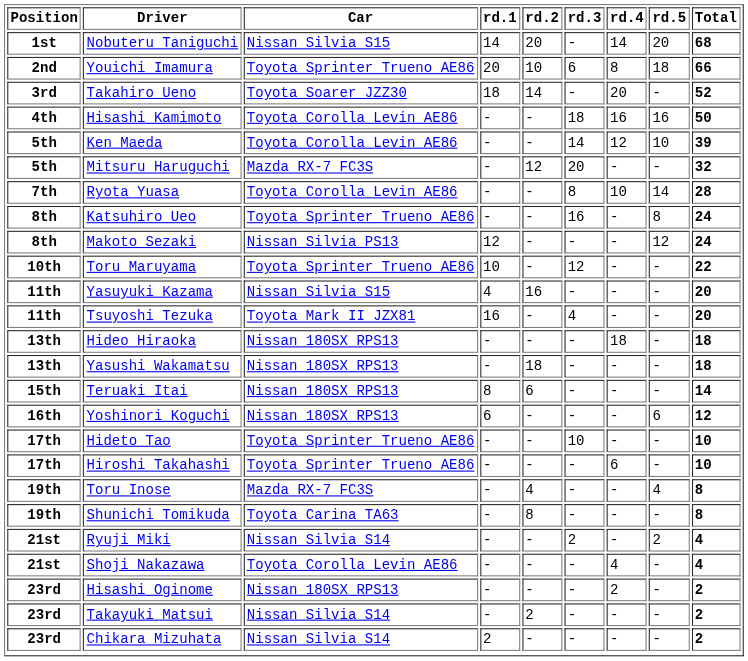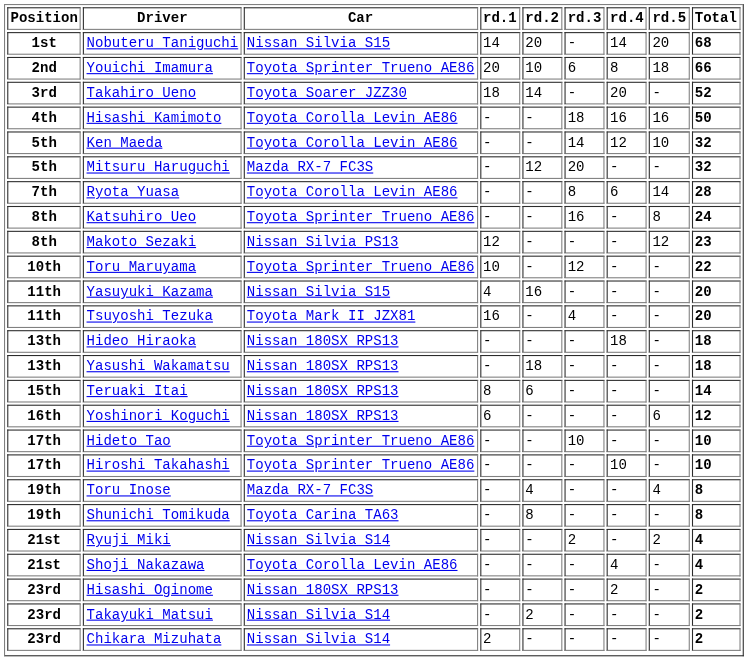(703, 143) 39 -> (703, 143) 32
(618, 192) 10 -> (614, 192) 6
(703, 242) 24 -> (703, 242) 23
(614, 466) 6 -> (618, 466) 10
